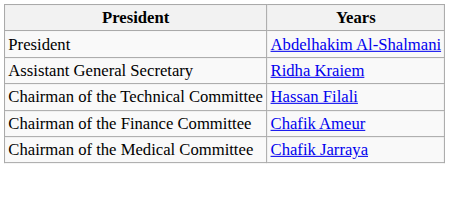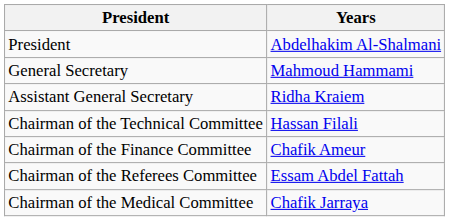+ row: (68, 70)
+ row: (133, 176)
